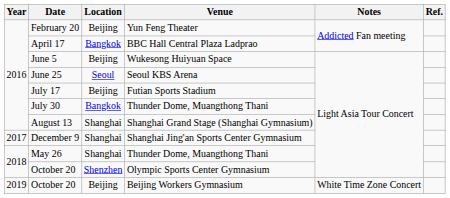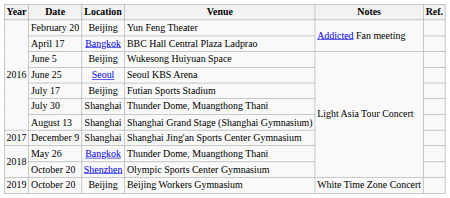(103, 106) Bangkok -> (103, 106) Shanghai
(103, 153) Shanghai -> (103, 153) Bangkok
